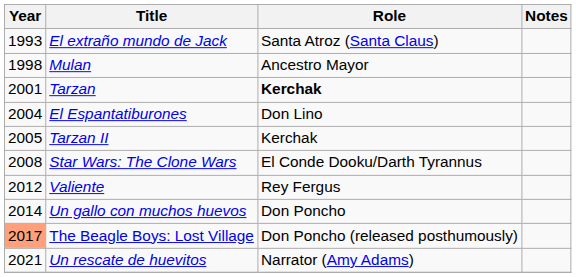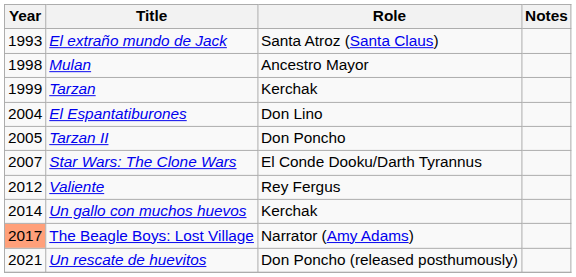(25, 89) 2001 -> (25, 89) 1999
(291, 89) bold -> (289, 89) normal
(289, 138) Kerchak -> (303, 138) Don Poncho
(25, 162) 2008 -> (25, 162) 2007
(303, 211) Don Poncho -> (289, 211) Kerchak
(389, 235) Don Poncho (released posthumously) -> (337, 235) Narrator (Amy Adams)
(337, 260) Narrator (Amy Adams) -> (389, 260) Don Poncho (released posthumously)
